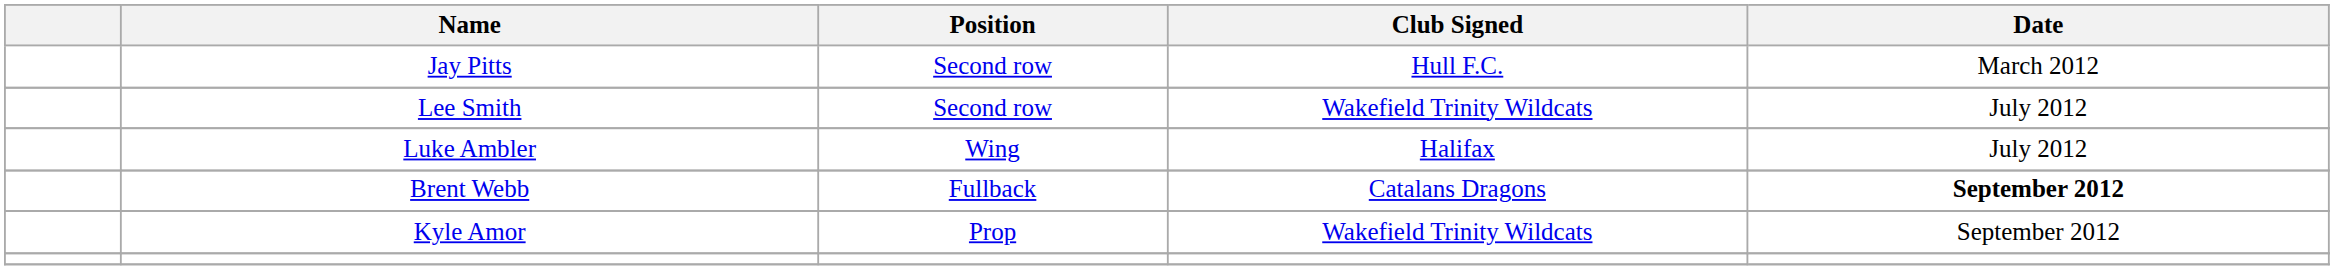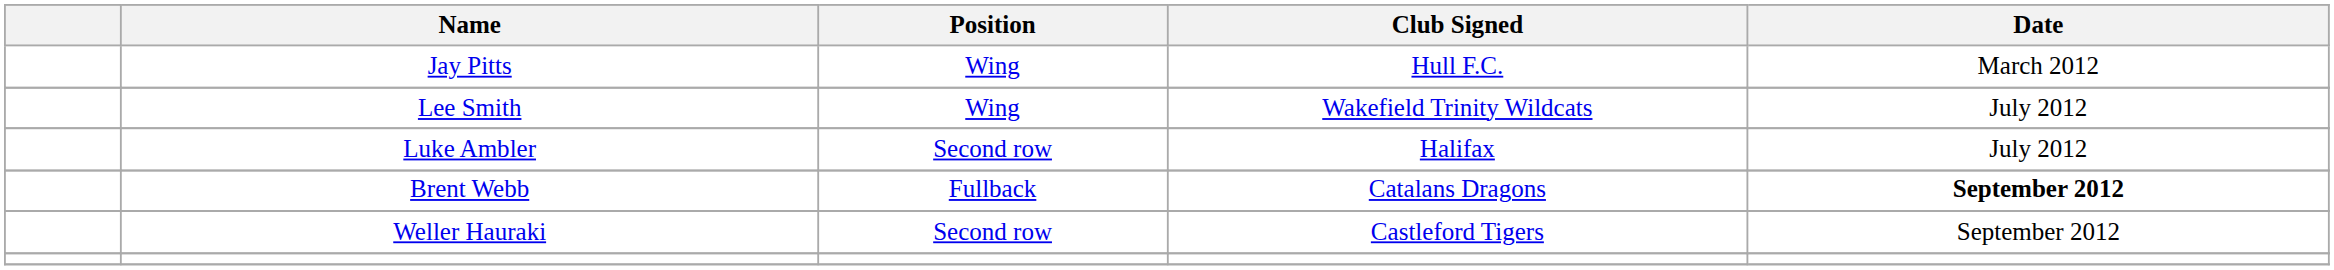(993, 66) Second row -> (993, 66) Wing
(993, 107) Second row -> (993, 107) Wing
(993, 148) Wing -> (993, 148) Second row
+ row: (470, 231)
- row: (470, 231)
